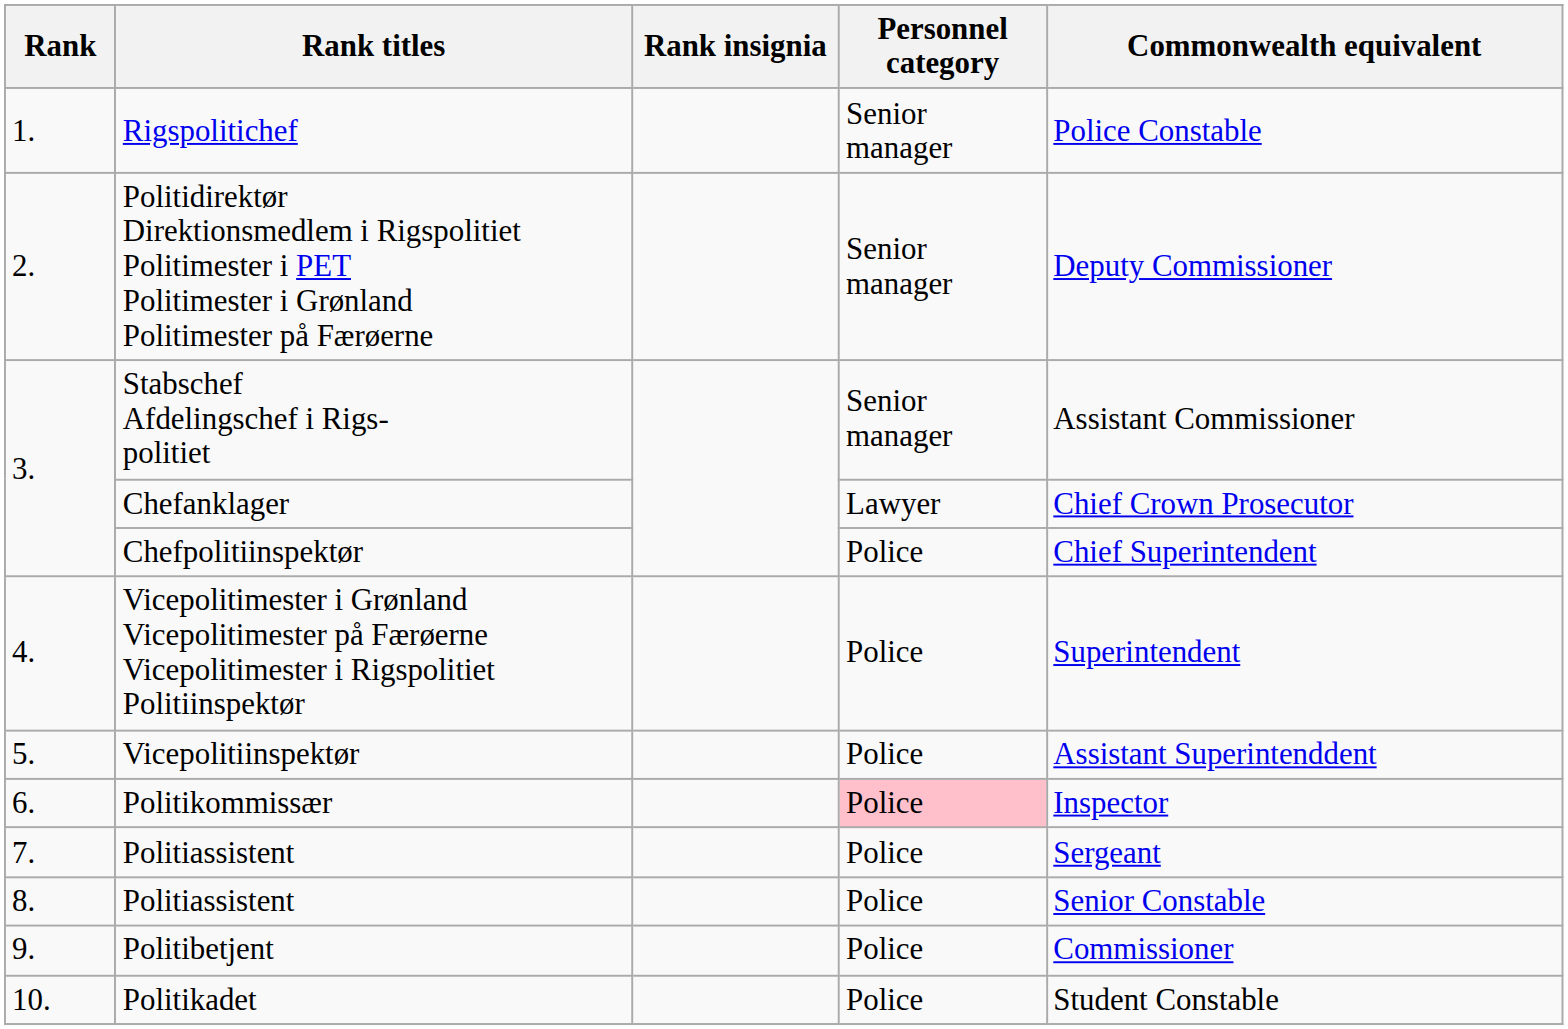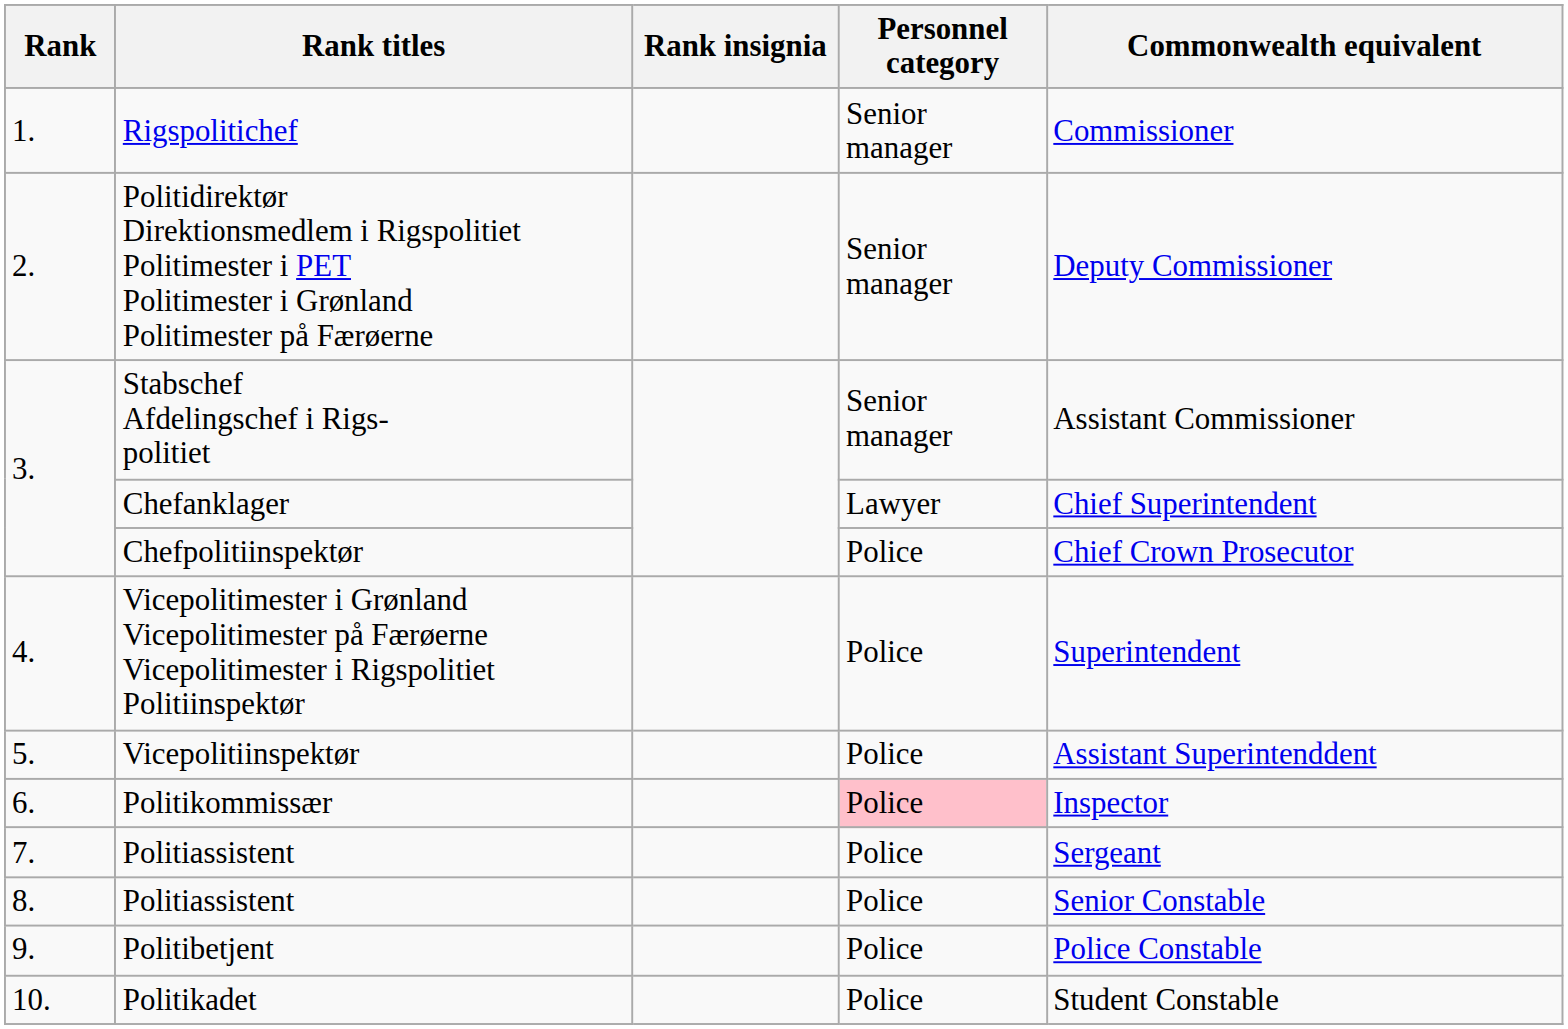(1158, 130) Police Constable -> (1143, 130) Commissioner
(1203, 502) Chief Crown Prosecutor -> (1185, 502) Chief Superintendent
(1185, 551) Chief Superintendent -> (1203, 551) Chief Crown Prosecutor
(1143, 949) Commissioner -> (1158, 949) Police Constable
